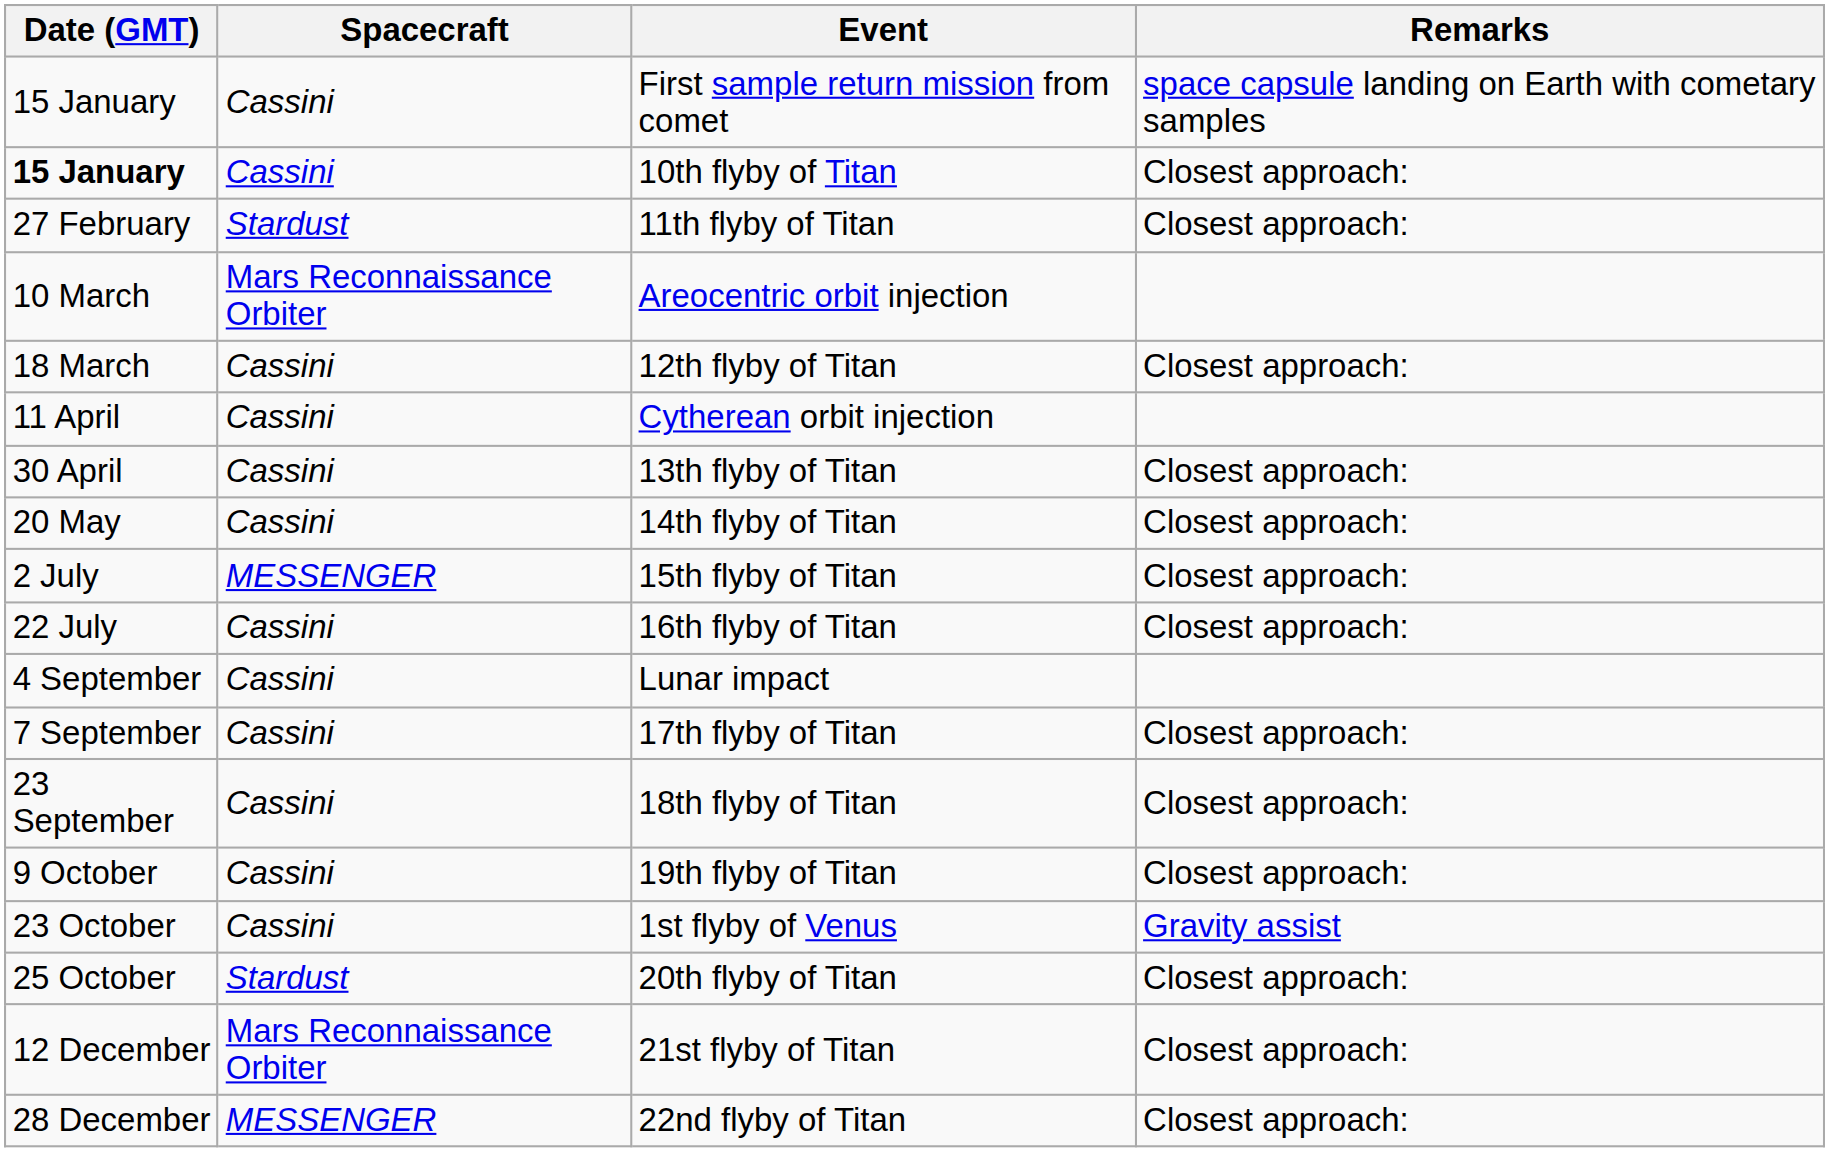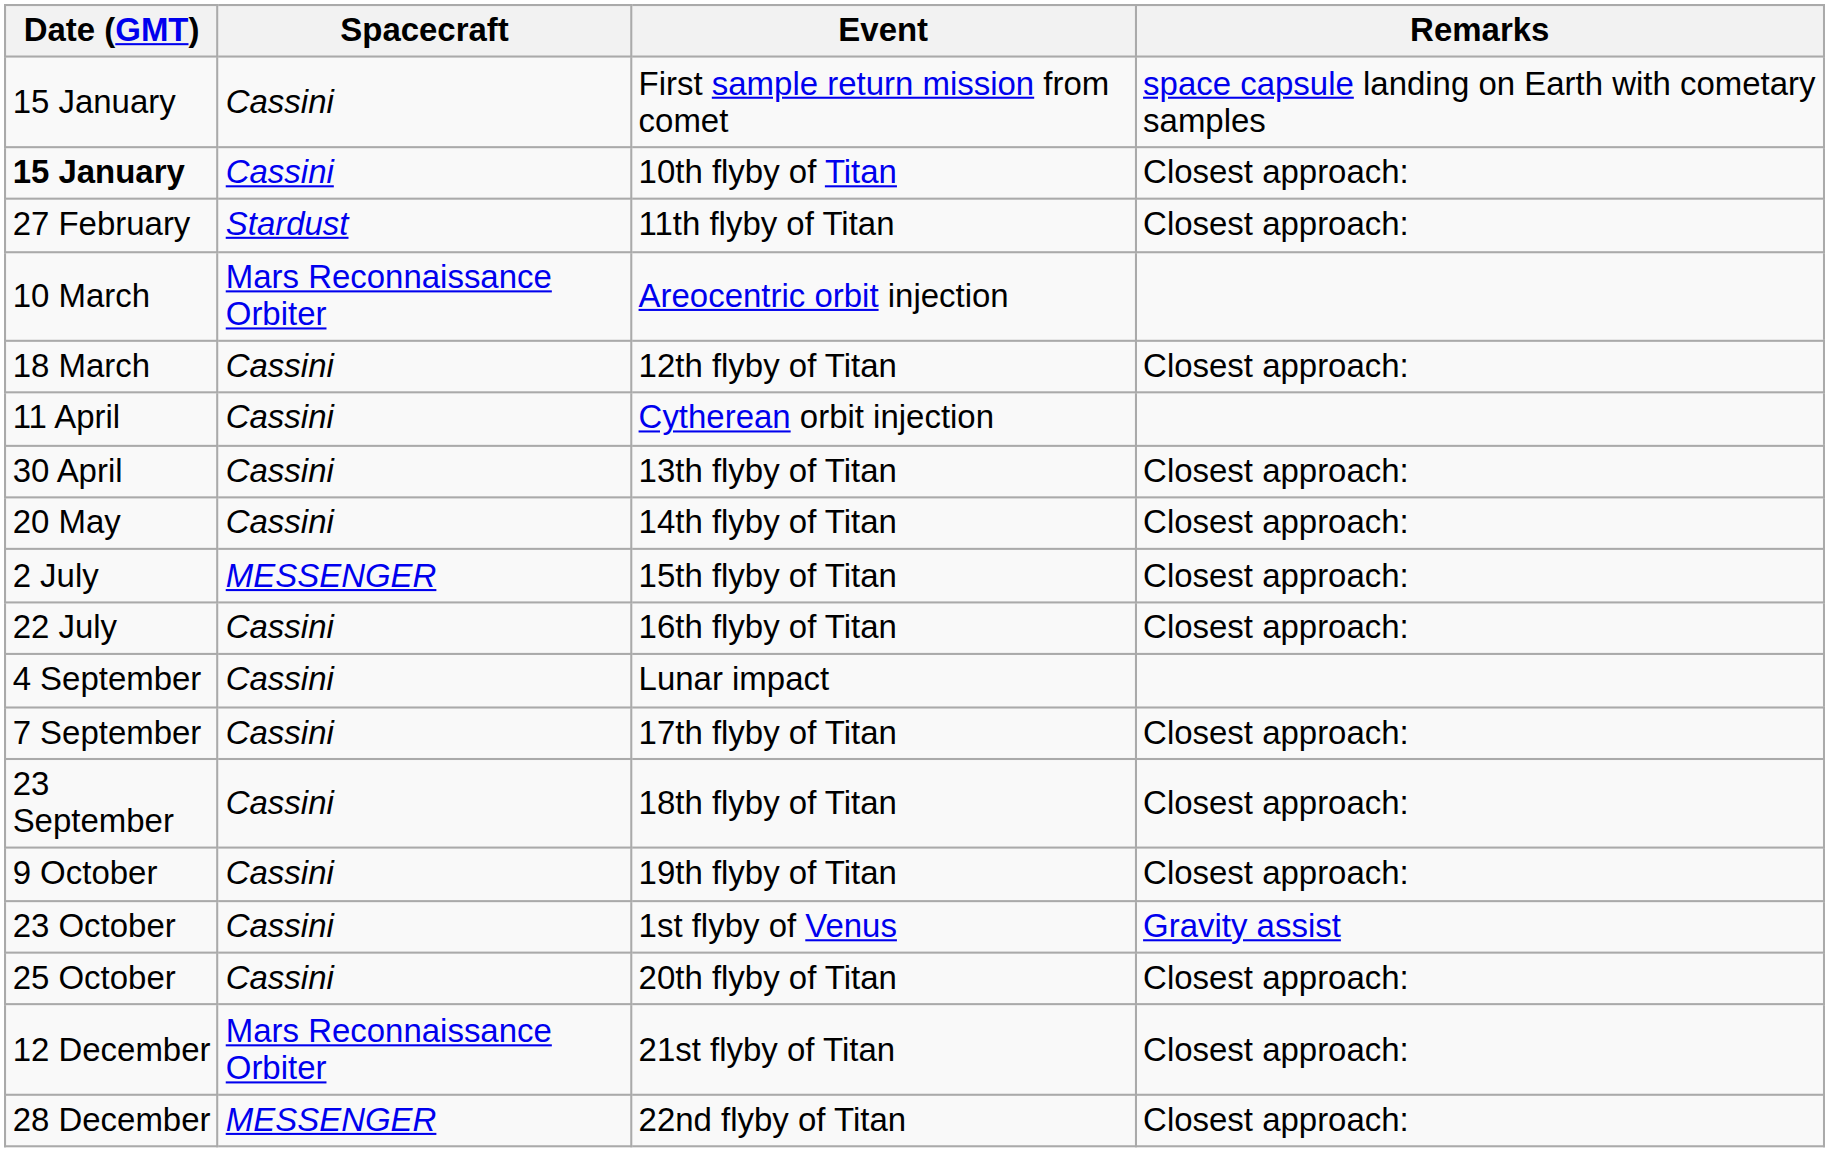(287, 978) Stardust -> (280, 978) Cassini
